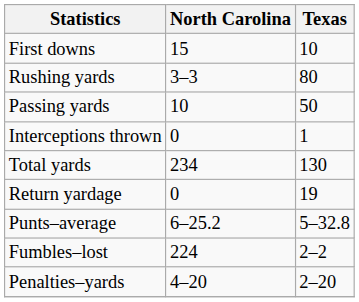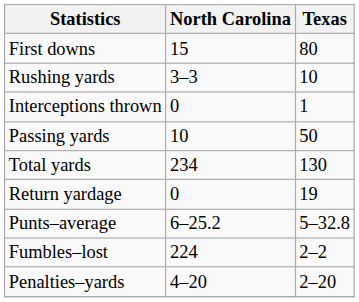(309, 48) 10 -> (309, 48) 80
(309, 77) 80 -> (309, 77) 10
rows swapped: (59, 106) <-> (85, 135)
